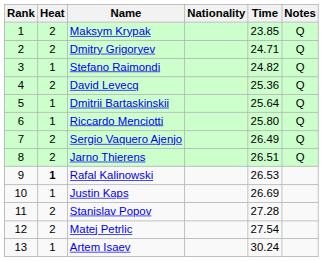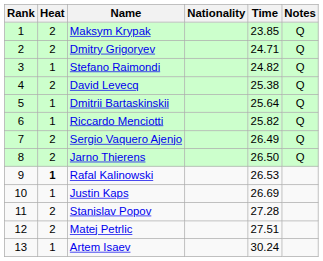(265, 85) 25.36 -> (265, 85) 25.38
(265, 121) 25.80 -> (265, 121) 25.82
(265, 157) 26.51 -> (265, 157) 26.50
(265, 229) 27.54 -> (265, 229) 27.51
